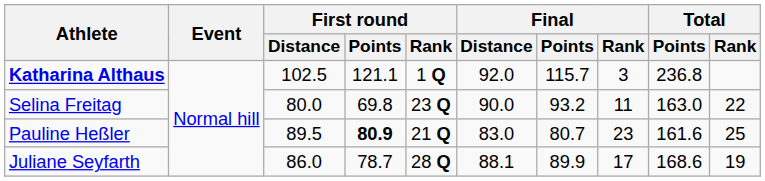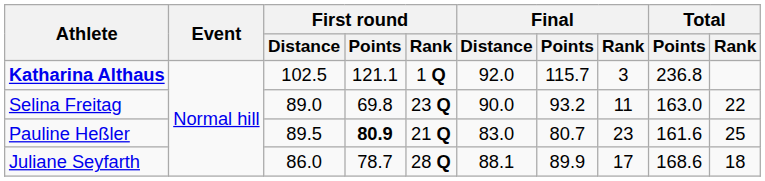(304, 105) 80.0 -> (304, 105) 89.0
(735, 162) 19 -> (735, 162) 18
